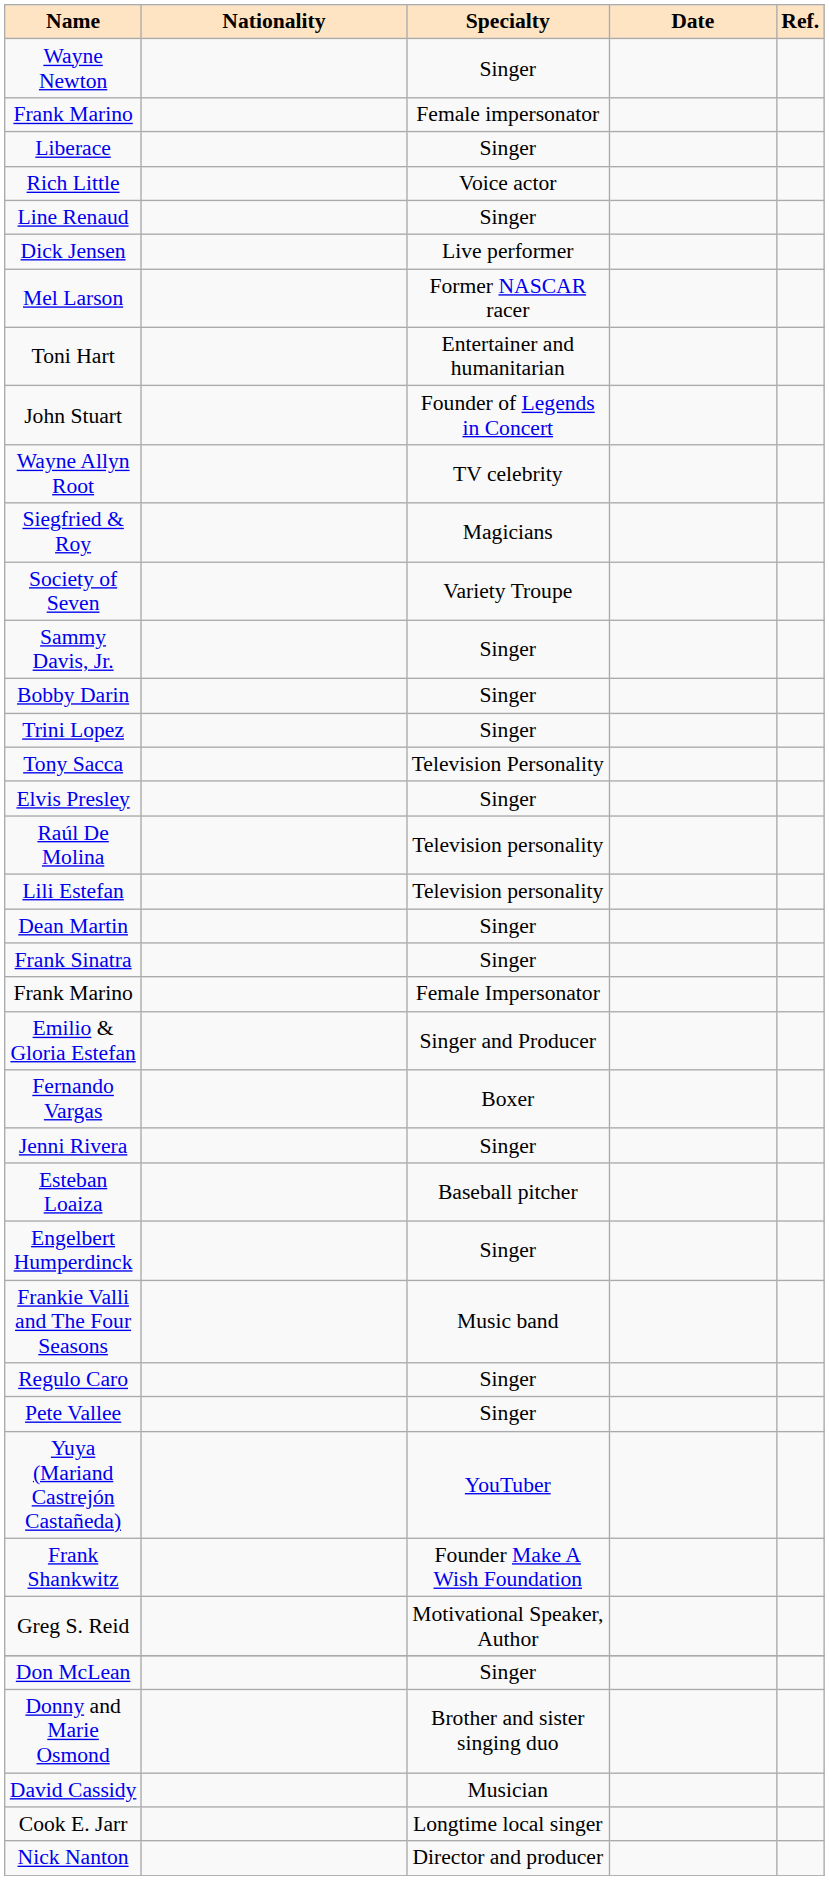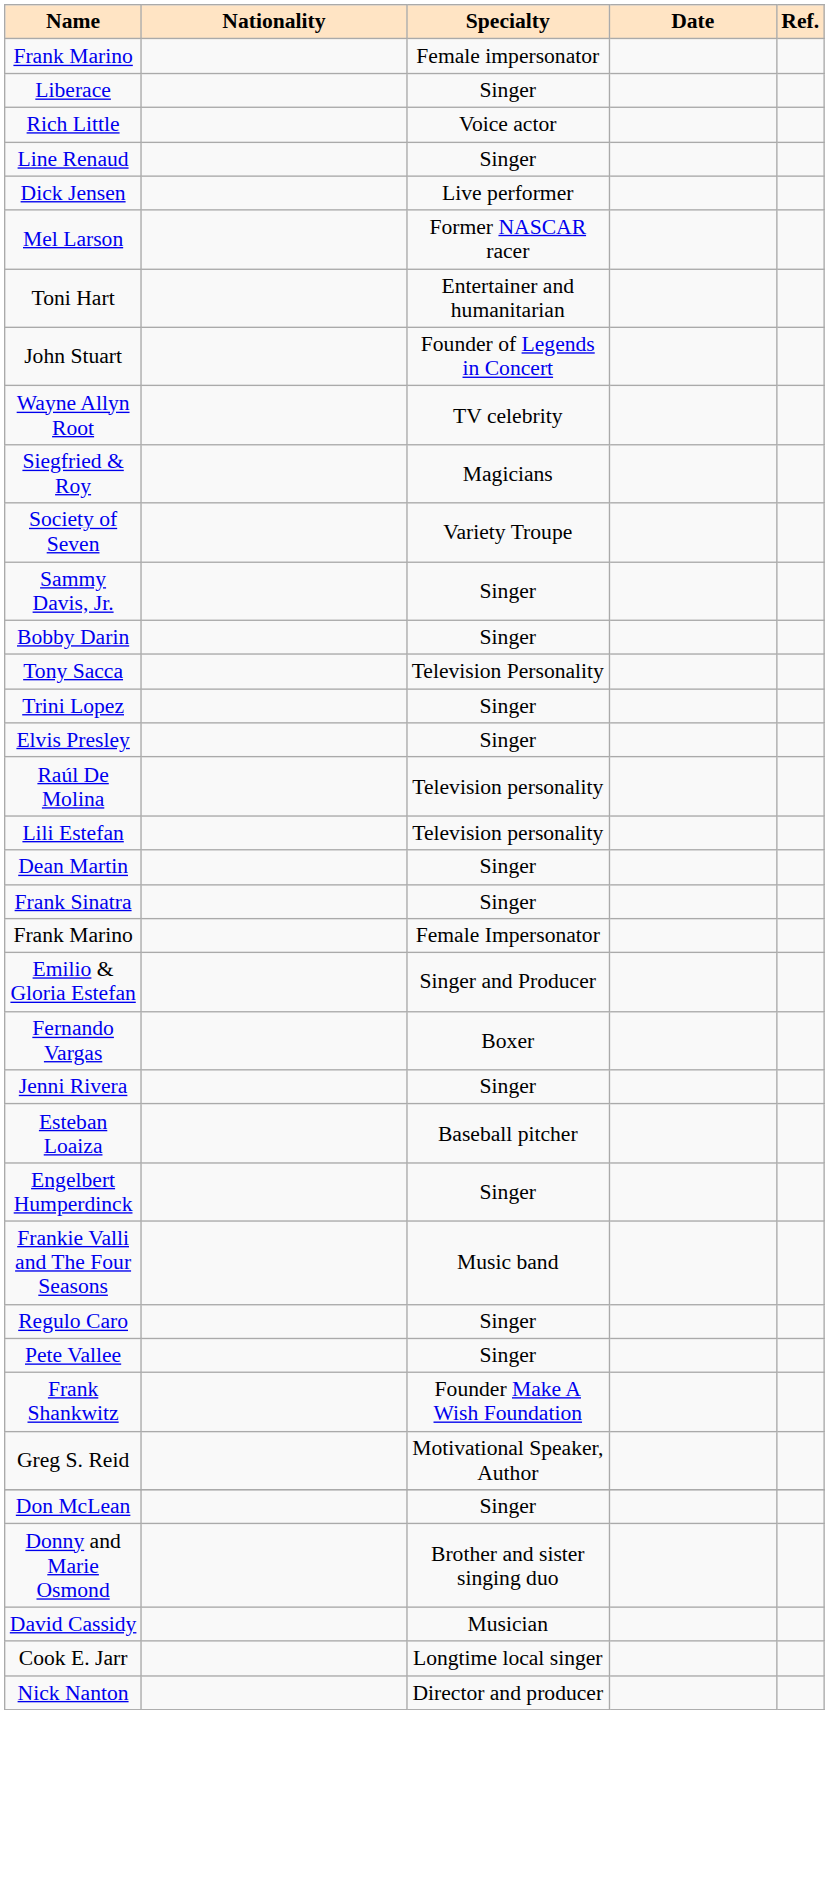- row: (73, 68)
rows swapped: (73, 764) <-> (73, 729)
- row: (73, 1484)
